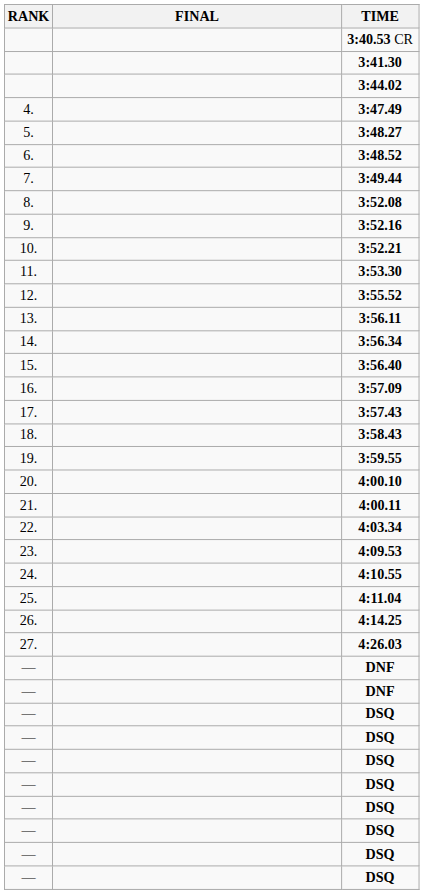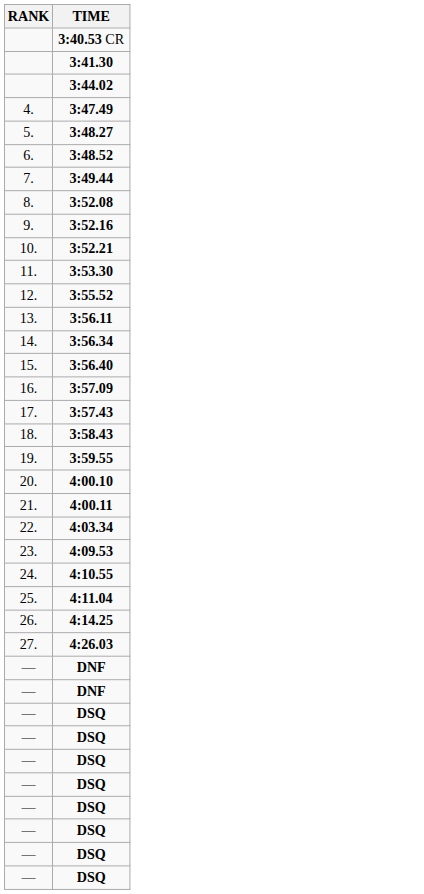- column: (197, 16)
